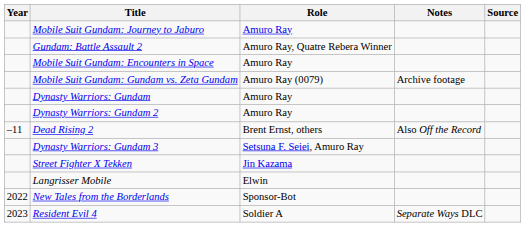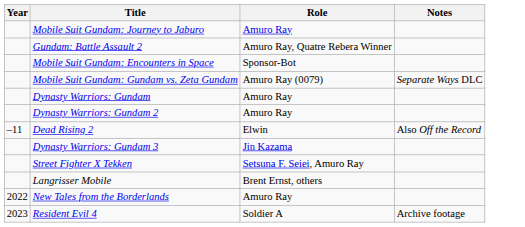- column: (503, 12)
(267, 63) Amuro Ray -> (269, 63) Sponsor-Bot
(431, 79) Archive footage -> (440, 79) Separate Ways DLC
(282, 130) Brent Ernst, others -> (255, 130) Elwin
(303, 146) Setsuna F. Seiei, Amuro Ray -> (267, 146) Jin Kazama
(267, 163) Jin Kazama -> (303, 163) Setsuna F. Seiei, Amuro Ray
(255, 180) Elwin -> (282, 180) Brent Ernst, others
(269, 197) Sponsor-Bot -> (267, 197) Amuro Ray
(440, 213) Separate Ways DLC -> (431, 213) Archive footage
